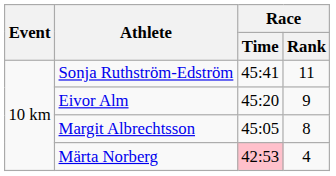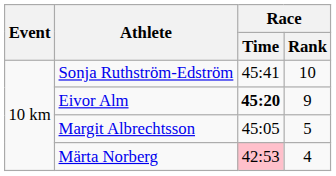(307, 73) 11 -> (307, 73) 10
(260, 101) normal -> (261, 101) bold
(307, 128) 8 -> (307, 128) 5
